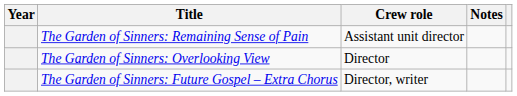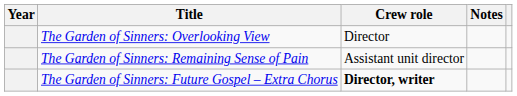rows swapped: (155, 58) <-> (175, 36)
(386, 79) normal -> (389, 79) bold
